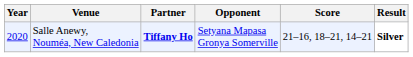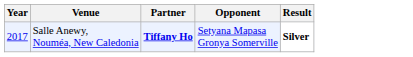- column: (327, 13)
(17, 37) 2020 -> (17, 37) 2017
